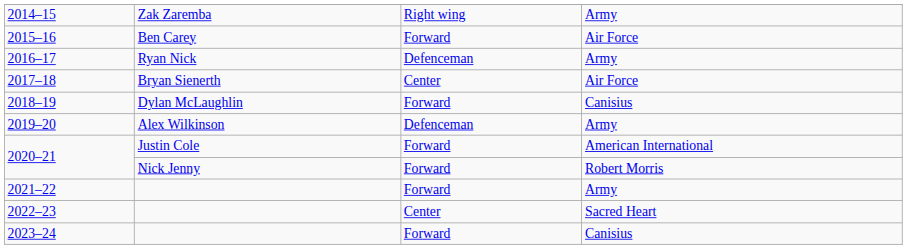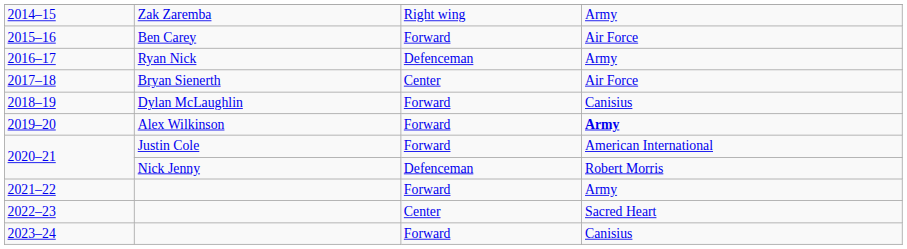(439, 124) Defenceman -> (427, 124) Forward
(601, 124) normal -> (602, 124) bold
(427, 168) Forward -> (439, 168) Defenceman
